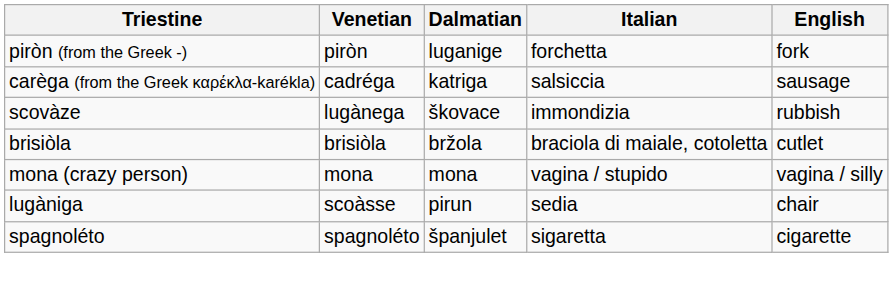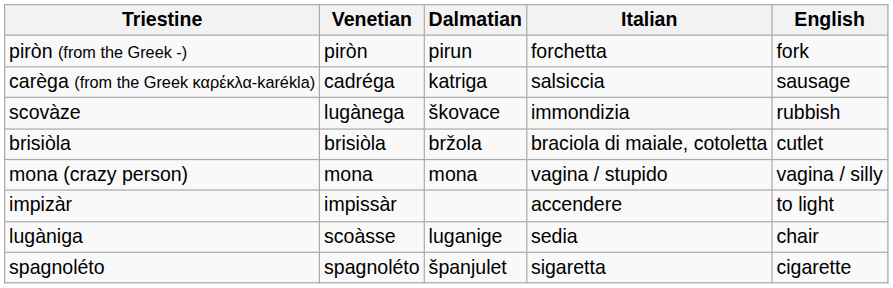(466, 50) luganige -> (450, 50) pirun
+ row: (41, 205)
(450, 205) pirun -> (466, 236) luganige
